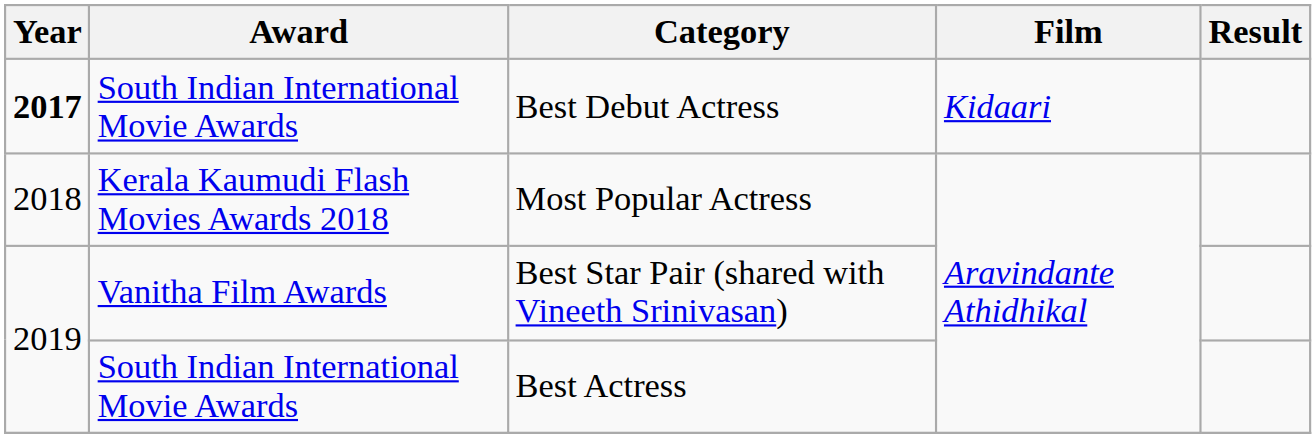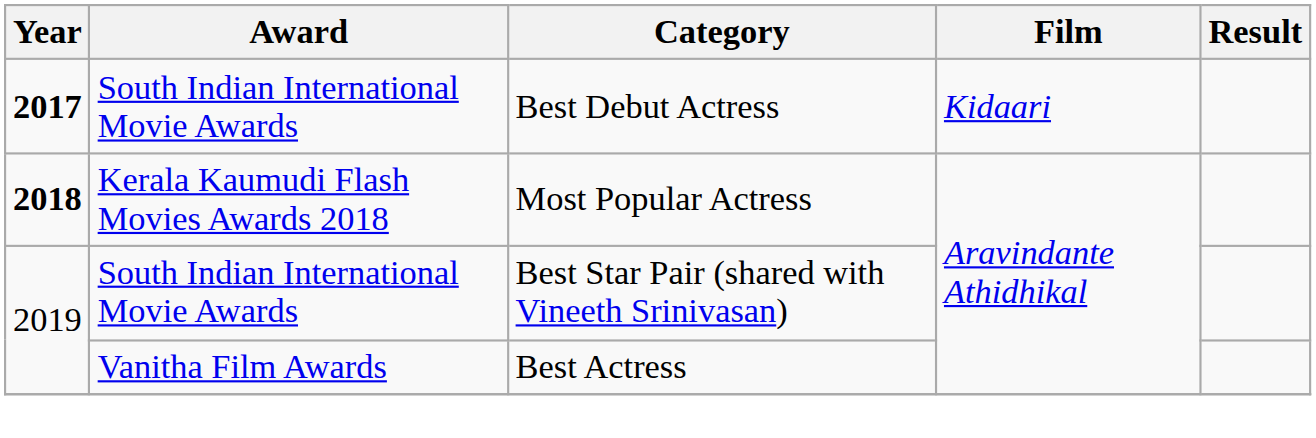(47, 198) normal -> (47, 198) bold
(242, 292) Vanitha Film Awards -> (278, 292) South Indian International Movie Awards
(278, 385) South Indian International Movie Awards -> (242, 366) Vanitha Film Awards
